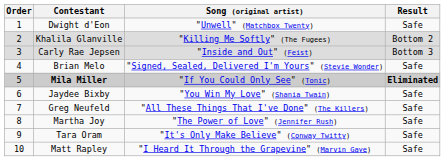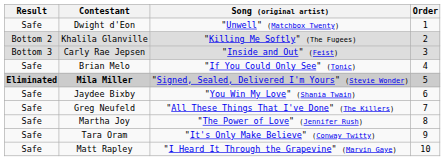columns swapped: (19, 11) <-> (413, 11)
(255, 66) "Signed, Sealed, Delivered I'm Yours" (Stevie Wonder) -> (280, 66) "If You Could Only See" (Tonic)
(255, 80) "If You Could Only See" (Tonic) -> (280, 80) "Signed, Sealed, Delivered I'm Yours" (Stevie Wonder)
